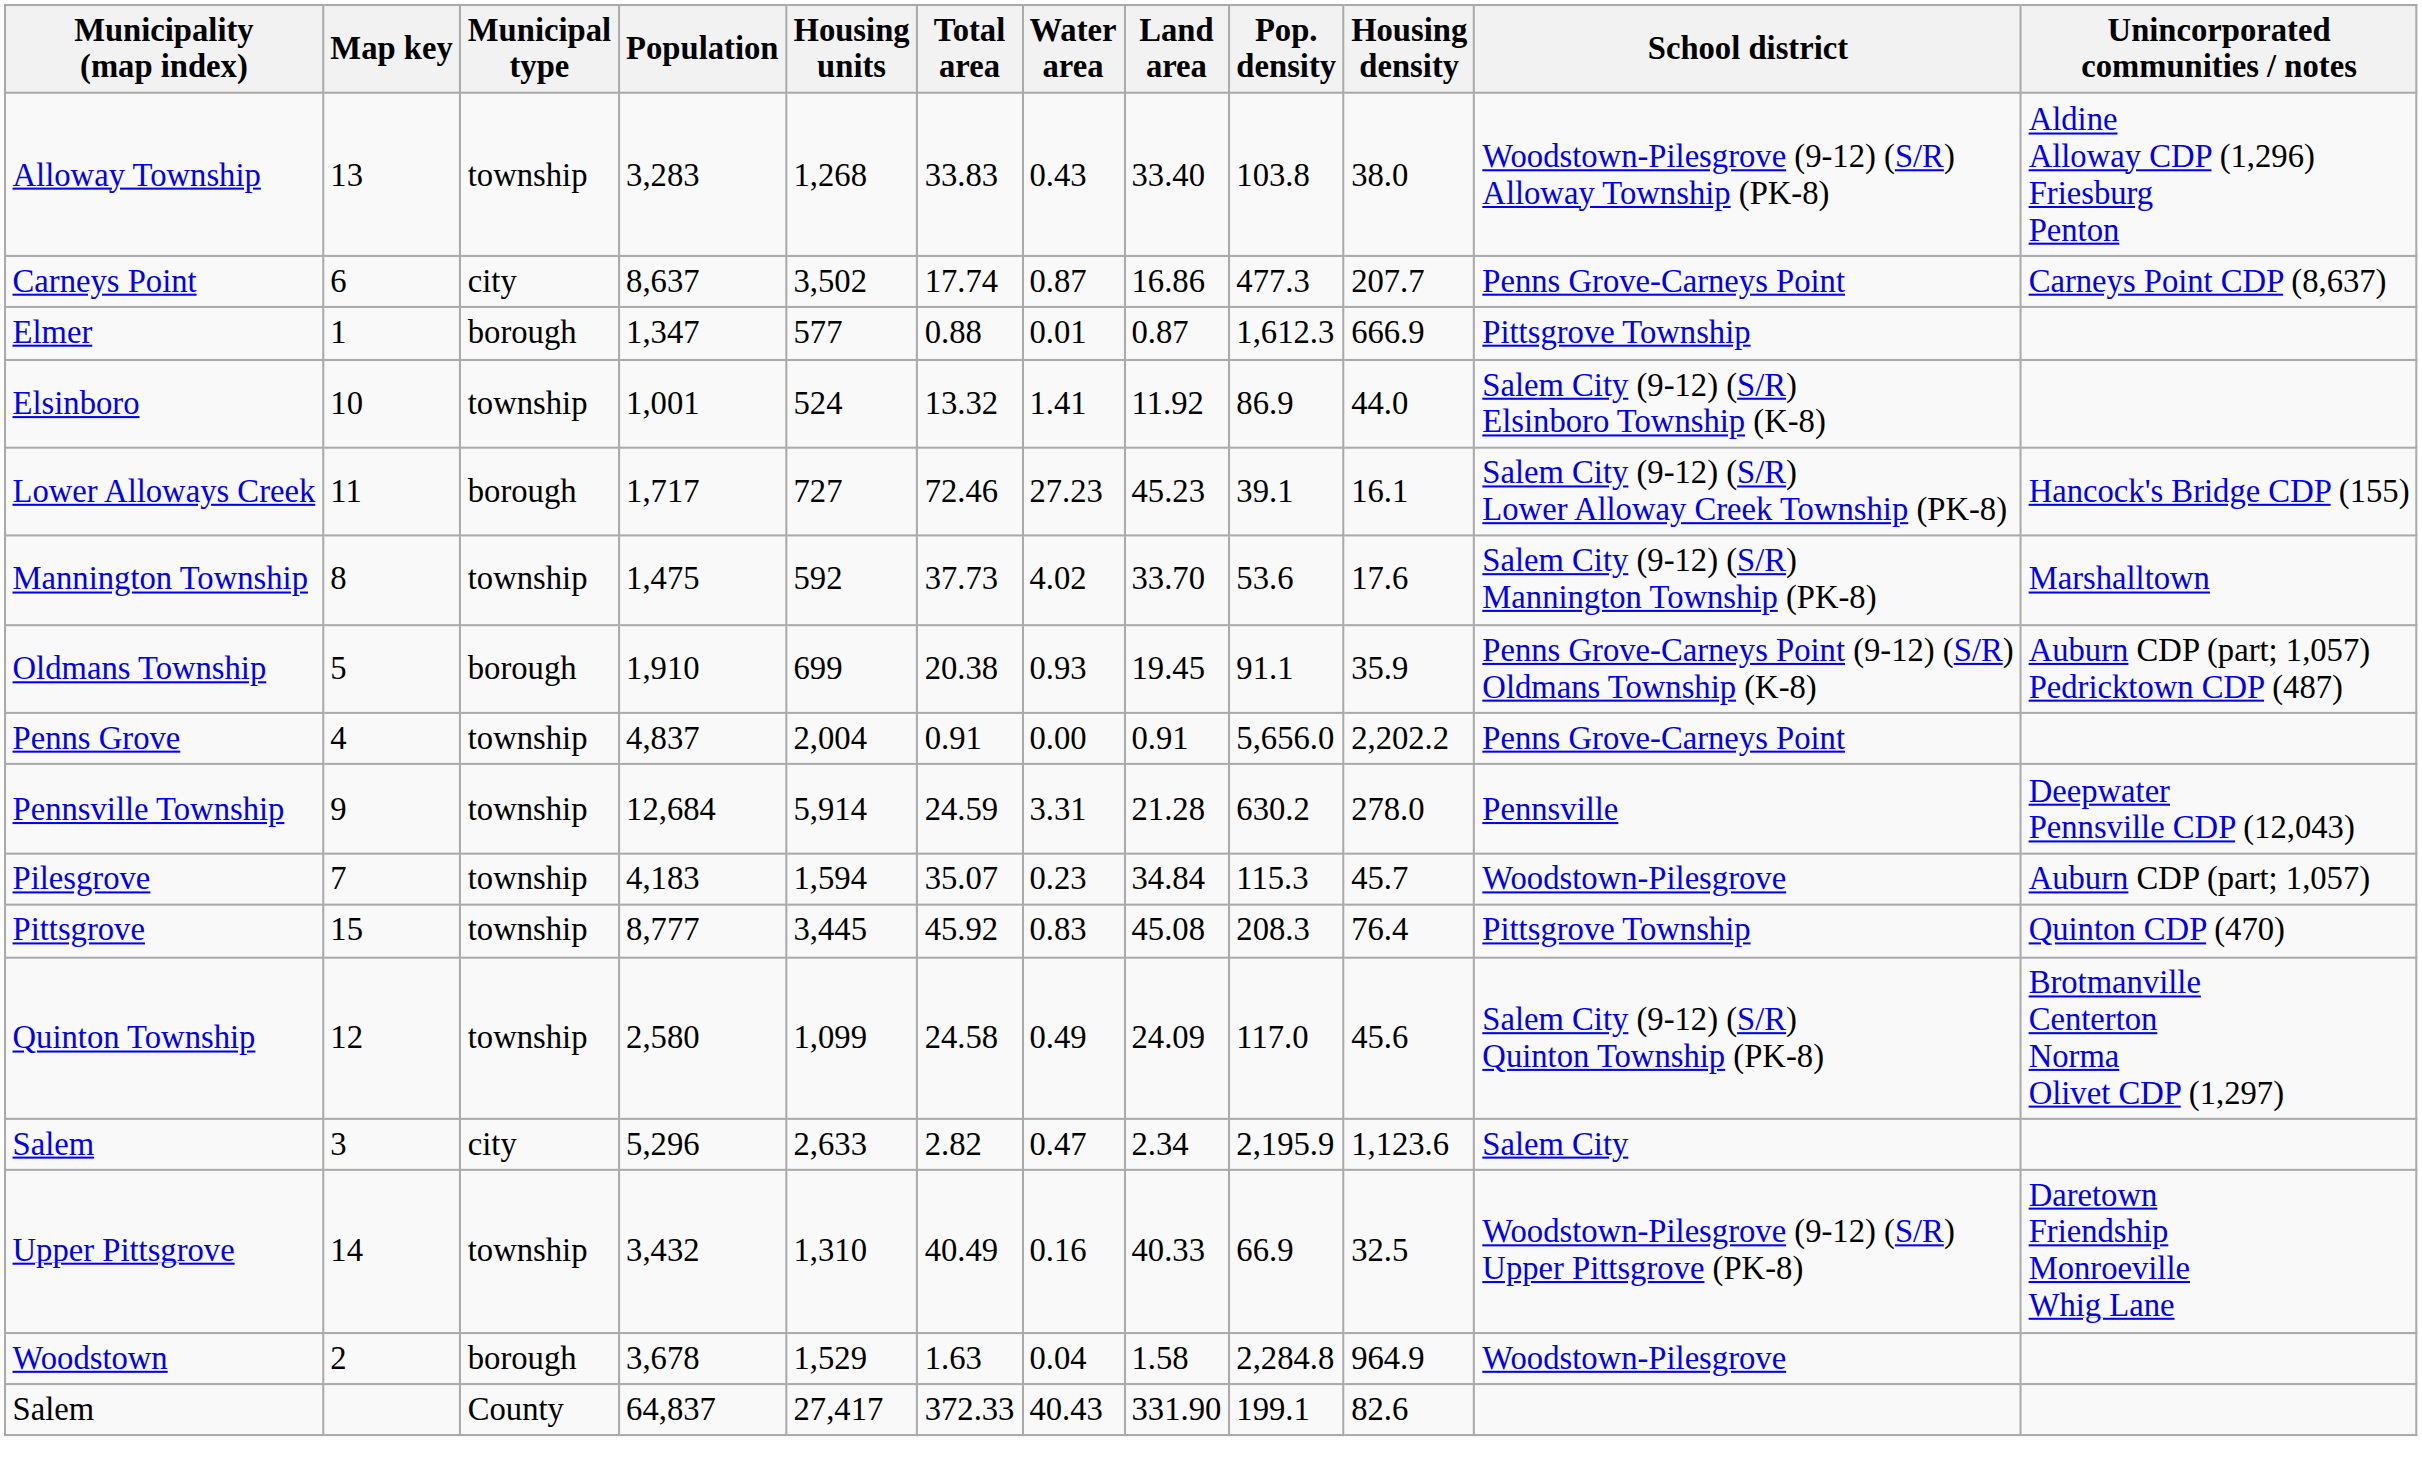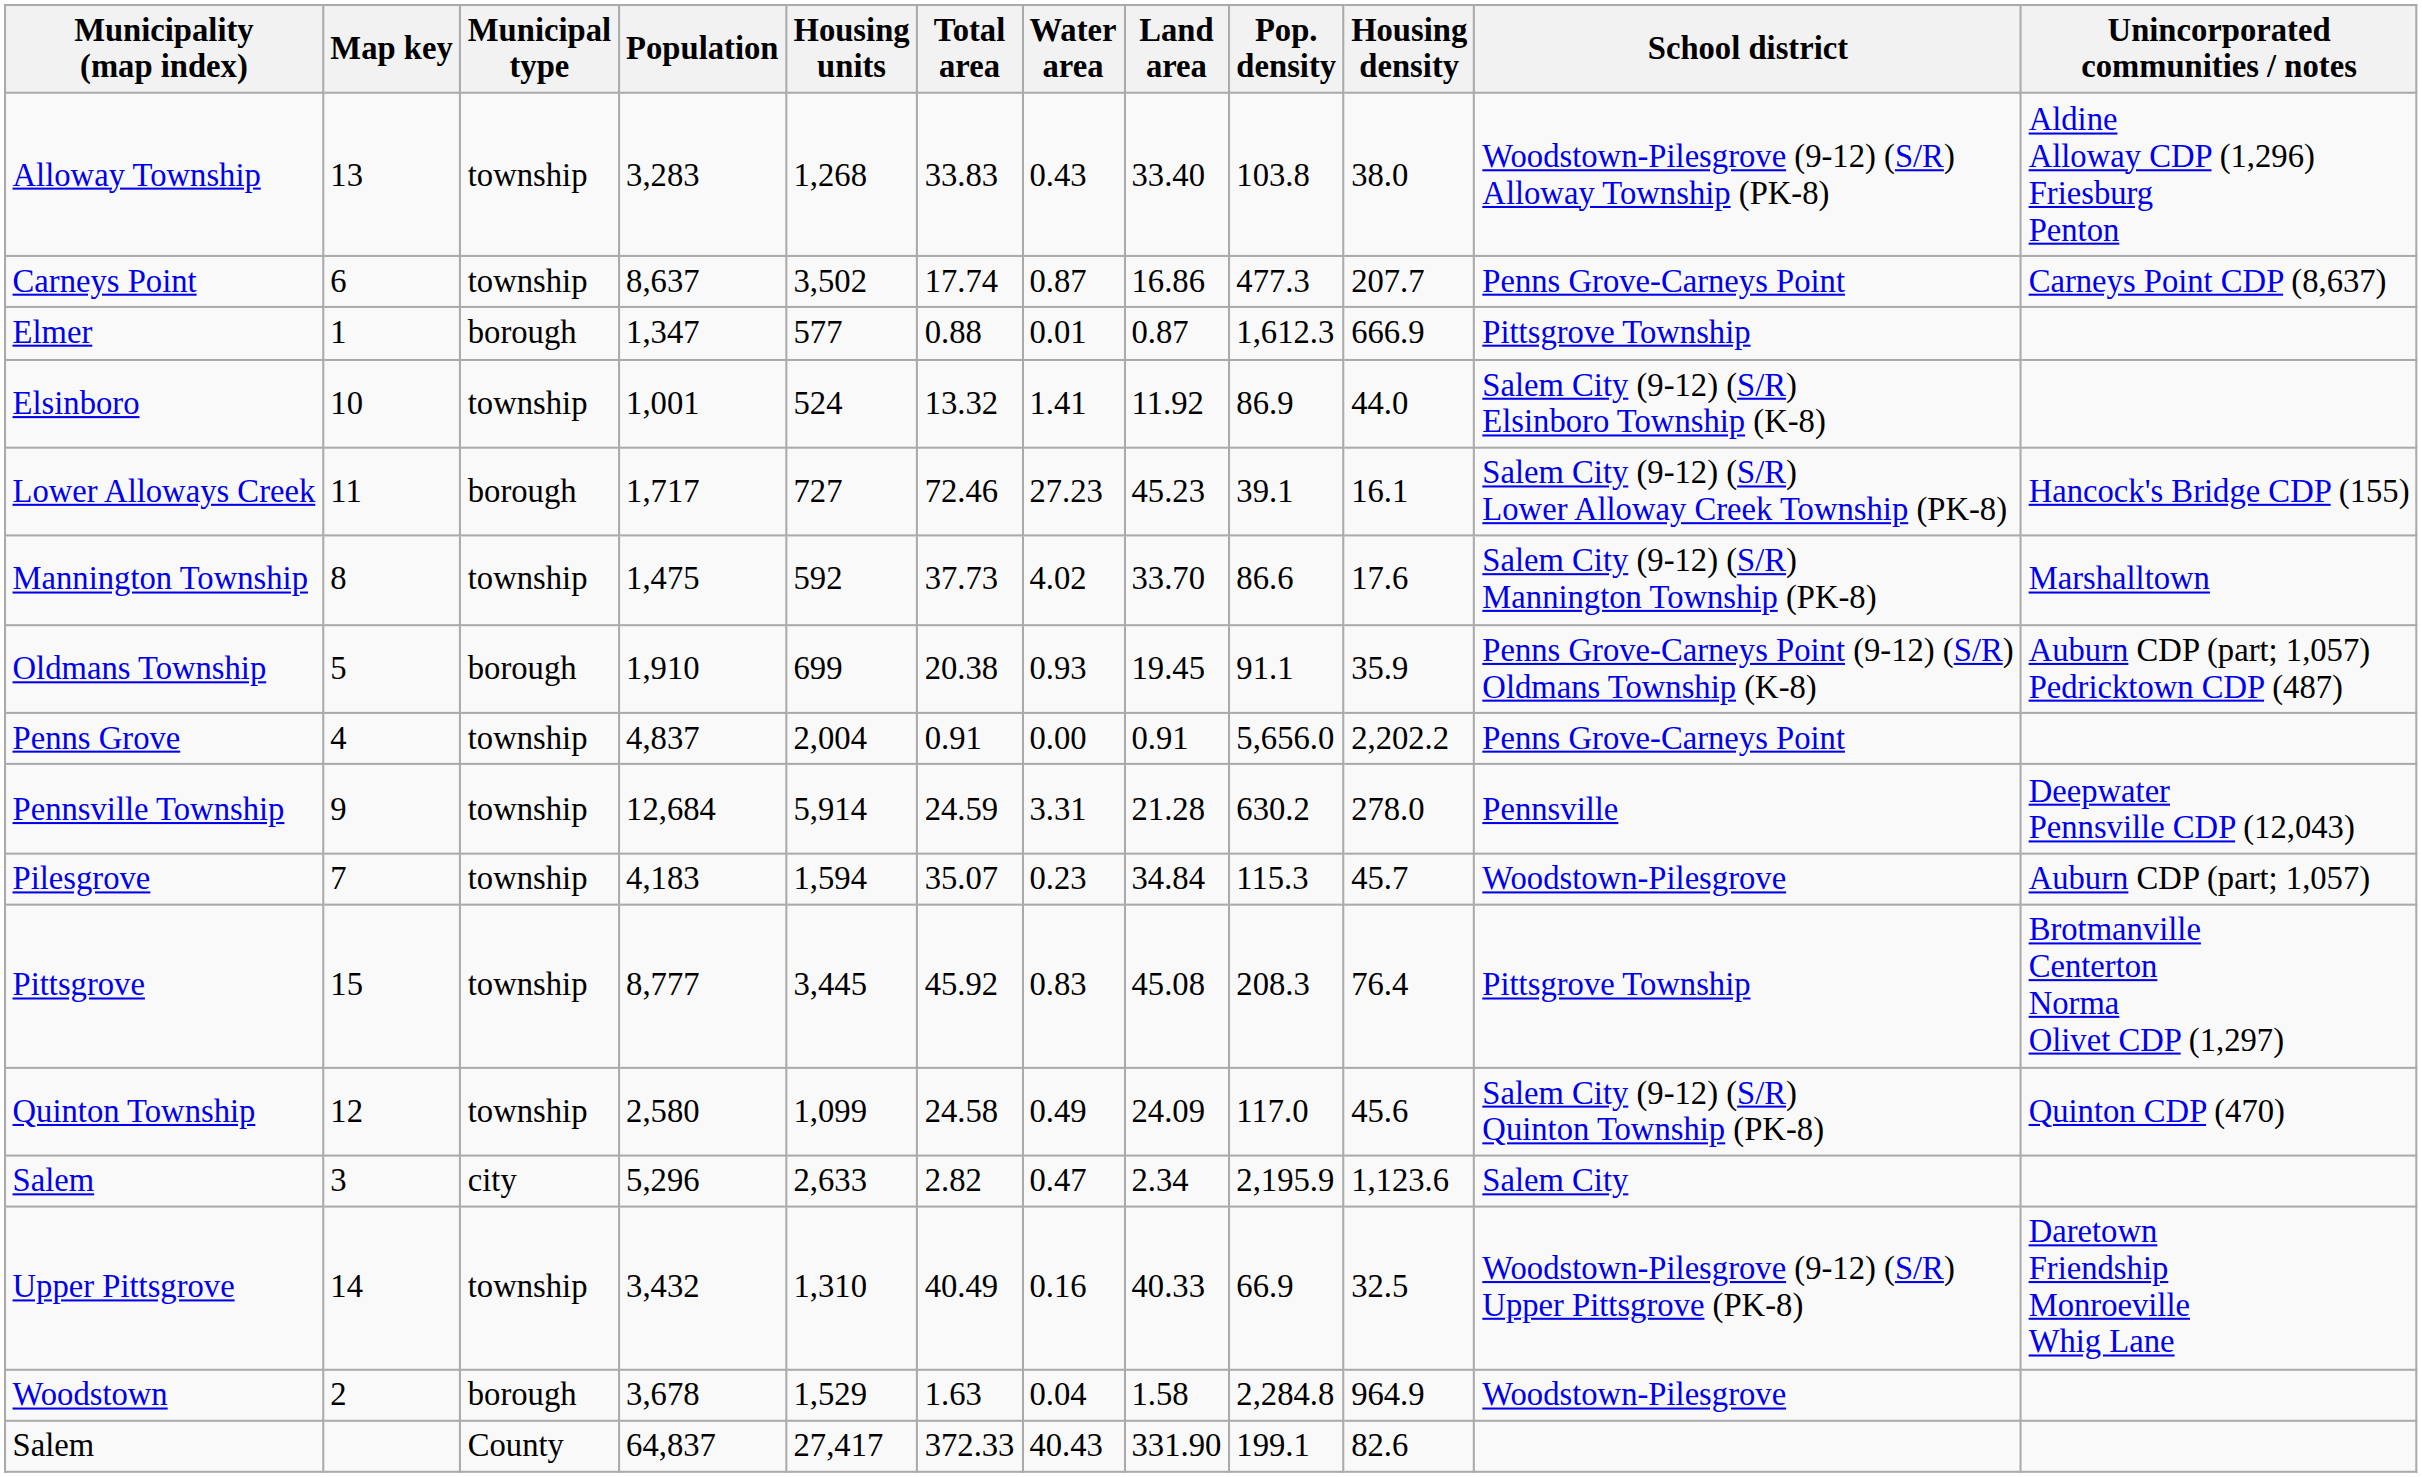(492, 280) city -> (528, 280) township
(1265, 579) 53.6 -> (1265, 579) 86.6
(2157, 930) Quinton CDP (470) -> (2156, 985) Brotmanville Centerton Norma Olivet CDP (1,297)
(2156, 1037) Brotmanville Centerton Norma Olivet CDP (1,297) -> (2157, 1110) Quinton CDP (470)
